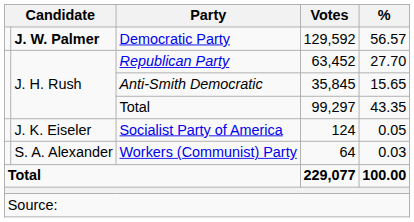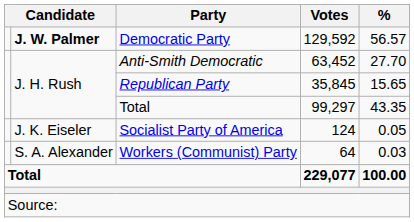(174, 61) Republican Party -> (191, 61) Anti-Smith Democratic
(191, 84) Anti-Smith Democratic -> (174, 84) Republican Party
